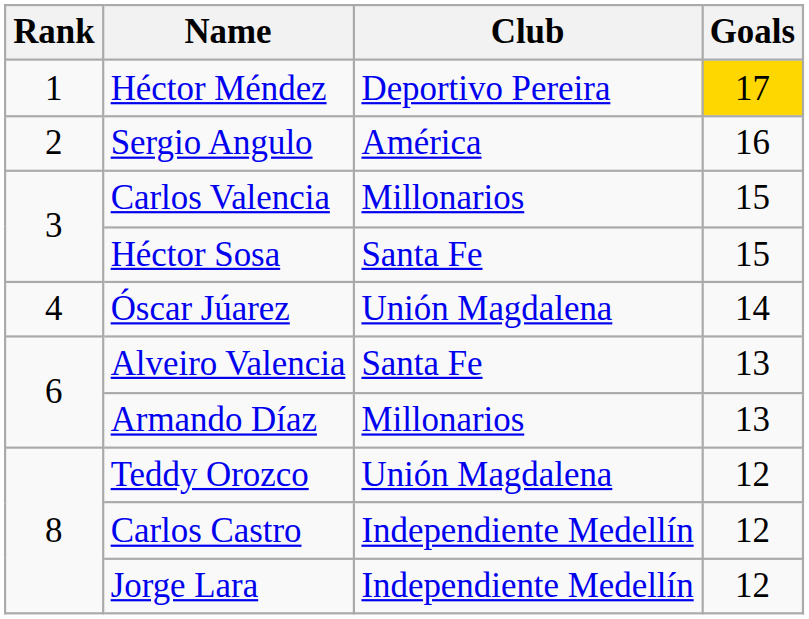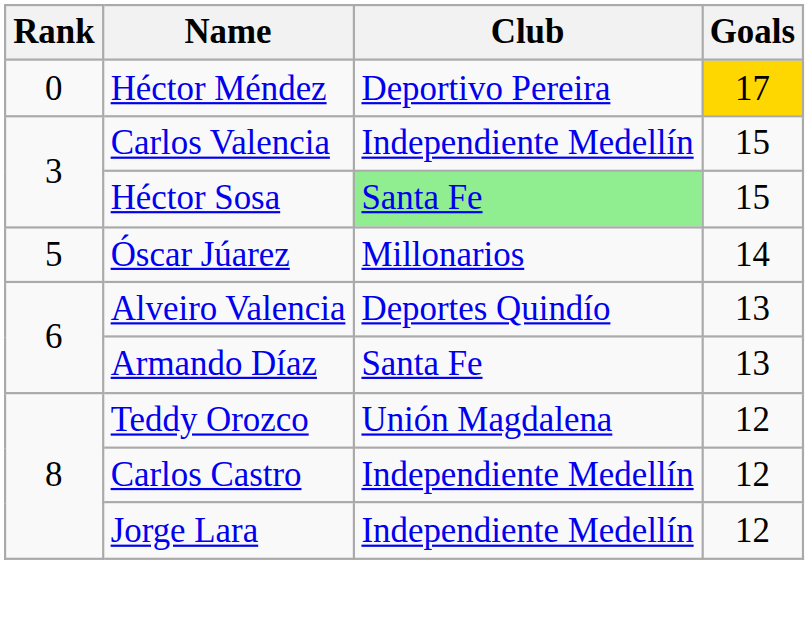(54, 87) 1 -> (54, 87) 0
- row: (212, 142)
(443, 198) Millonarios -> (528, 142) Independiente Medellín
(422, 253) no background -> (422, 198) lightgreen background
(54, 308) 4 -> (54, 253) 5
(487, 308) Unión Magdalena -> (443, 253) Millonarios
(422, 364) Santa Fe -> (486, 308) Deportes Quindío
(443, 419) Millonarios -> (422, 364) Santa Fe
